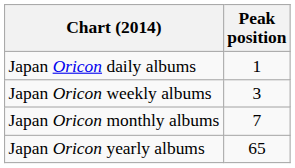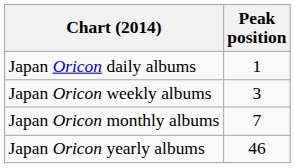(257, 148) 65 -> (257, 148) 46
